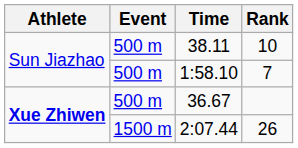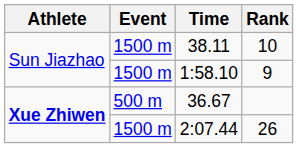(138, 46) 500 m -> (143, 46) 1500 m
(138, 74) 500 m -> (143, 74) 1500 m
(267, 74) 7 -> (267, 74) 9
